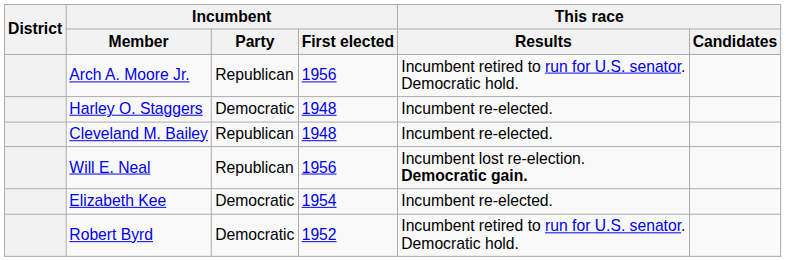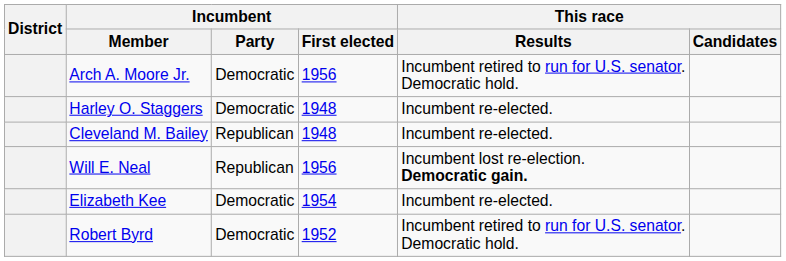(254, 75) Republican -> (255, 75) Democratic
